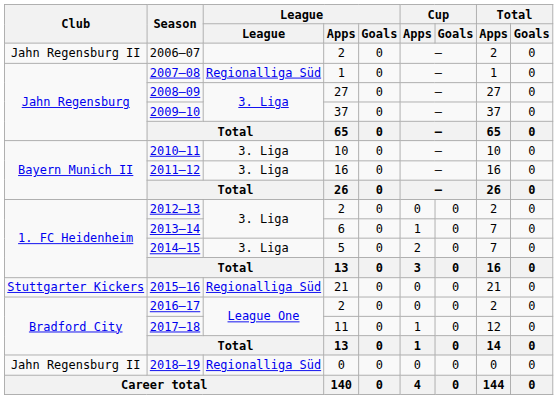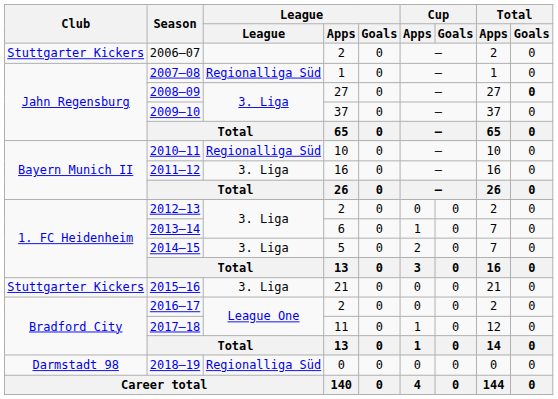(76, 53) Jahn Regensburg II -> (76, 53) Stuttgarter Kickers
(532, 92) normal -> (532, 92) bold
(264, 151) 3. Liga -> (264, 151) Regionalliga Süd
(264, 287) Regionalliga Süd -> (264, 287) 3. Liga
(76, 365) Jahn Regensburg II -> (76, 365) Darmstadt 98
